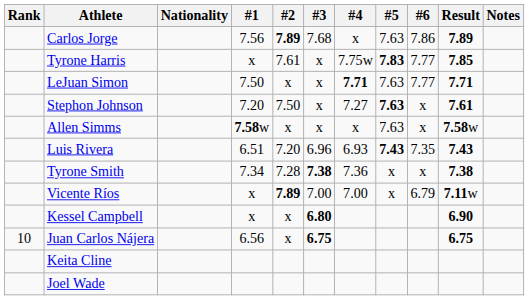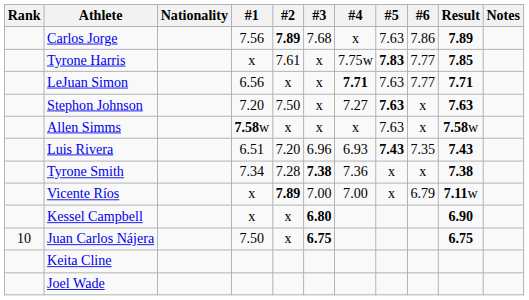(252, 82) 7.50 -> (252, 82) 6.56
(461, 104) 7.61 -> (461, 104) 7.63
(252, 238) 6.56 -> (252, 238) 7.50
